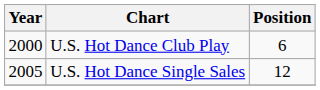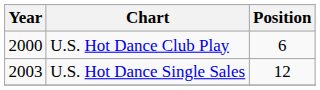(25, 71) 2005 -> (25, 71) 2003
